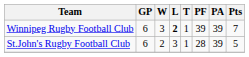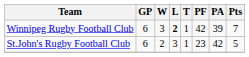(201, 28) 39 -> (201, 28) 42
(201, 44) 28 -> (201, 44) 23
(218, 44) 39 -> (218, 44) 42
